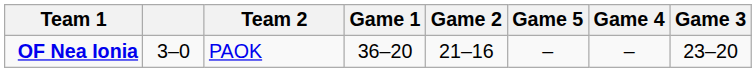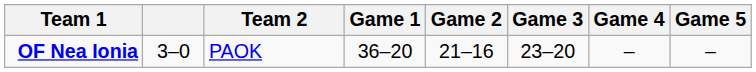columns swapped: (711, 20) <-> (548, 20)
